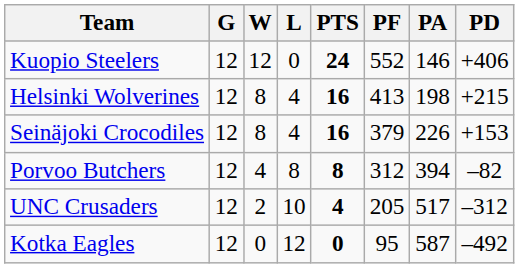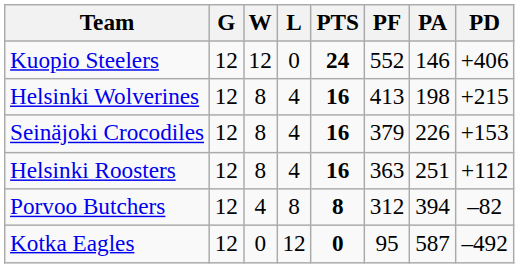+ row: (93, 170)
- row: (84, 206)
